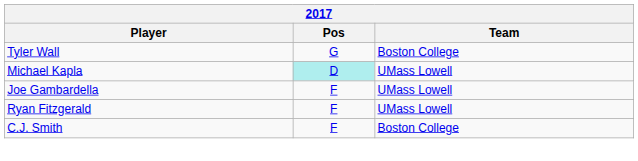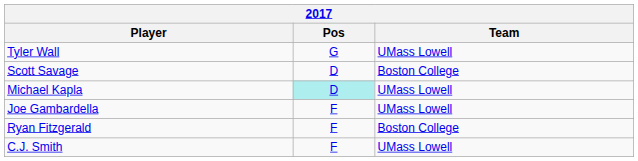(418, 52) Boston College -> (415, 52) UMass Lowell
+ row: (43, 71)
(415, 109) UMass Lowell -> (418, 128) Boston College
(418, 128) Boston College -> (415, 147) UMass Lowell
